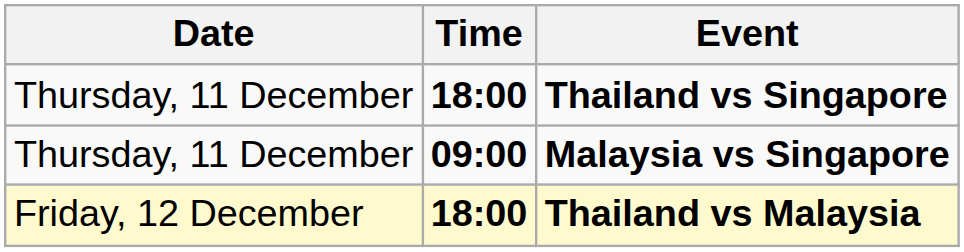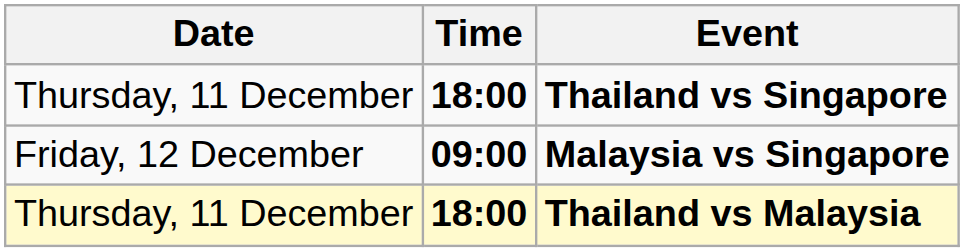(214, 154) Thursday, 11 December -> (189, 154) Friday, 12 December
(189, 214) Friday, 12 December -> (214, 214) Thursday, 11 December
